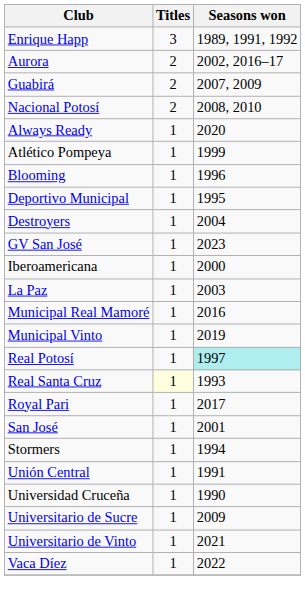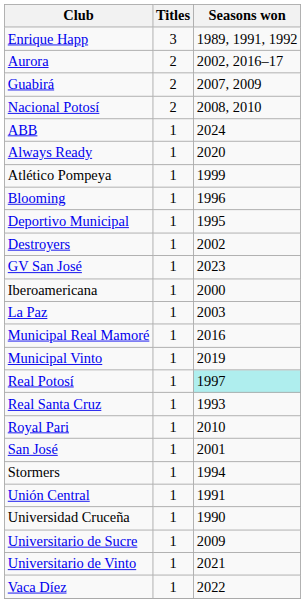+ row: (23, 130)
(211, 221) 2004 -> (211, 244) 2002
(173, 381) lightyellow background -> (173, 404) no background
(211, 404) 2017 -> (211, 426) 2010
